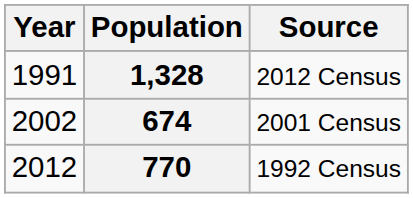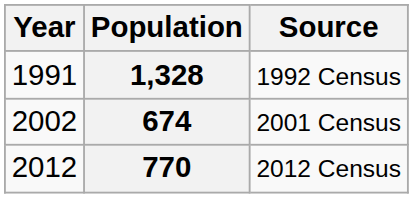(329, 76) 2012 Census -> (329, 76) 1992 Census
(329, 169) 1992 Census -> (329, 169) 2012 Census
